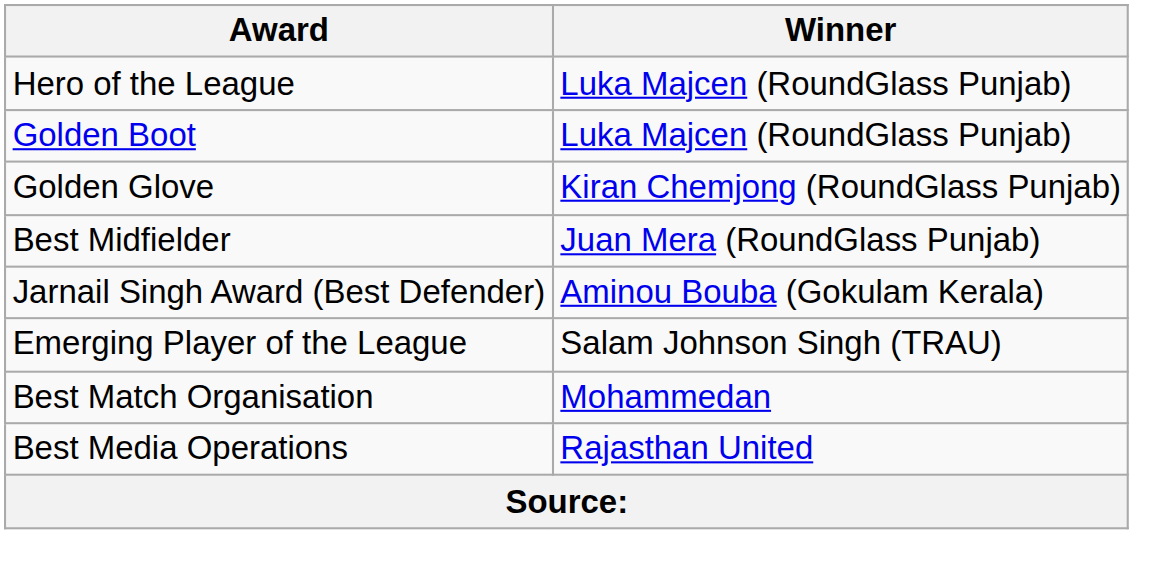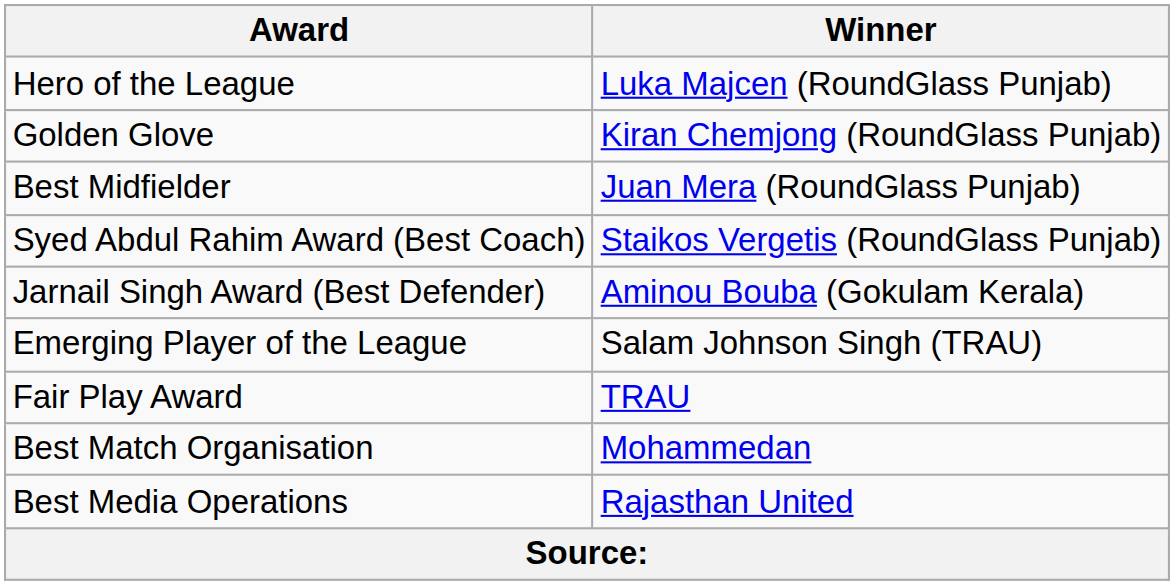- row: (104, 135)
+ row: (299, 239)
+ row: (128, 396)
